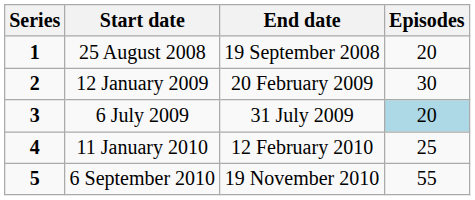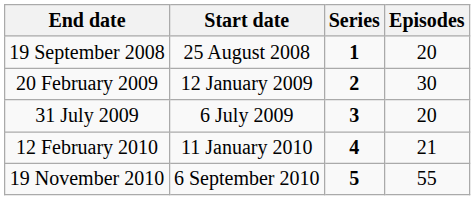columns swapped: (35, 20) <-> (302, 20)
(427, 115) lightblue background -> (427, 115) no background
(427, 147) 25 -> (427, 147) 21
